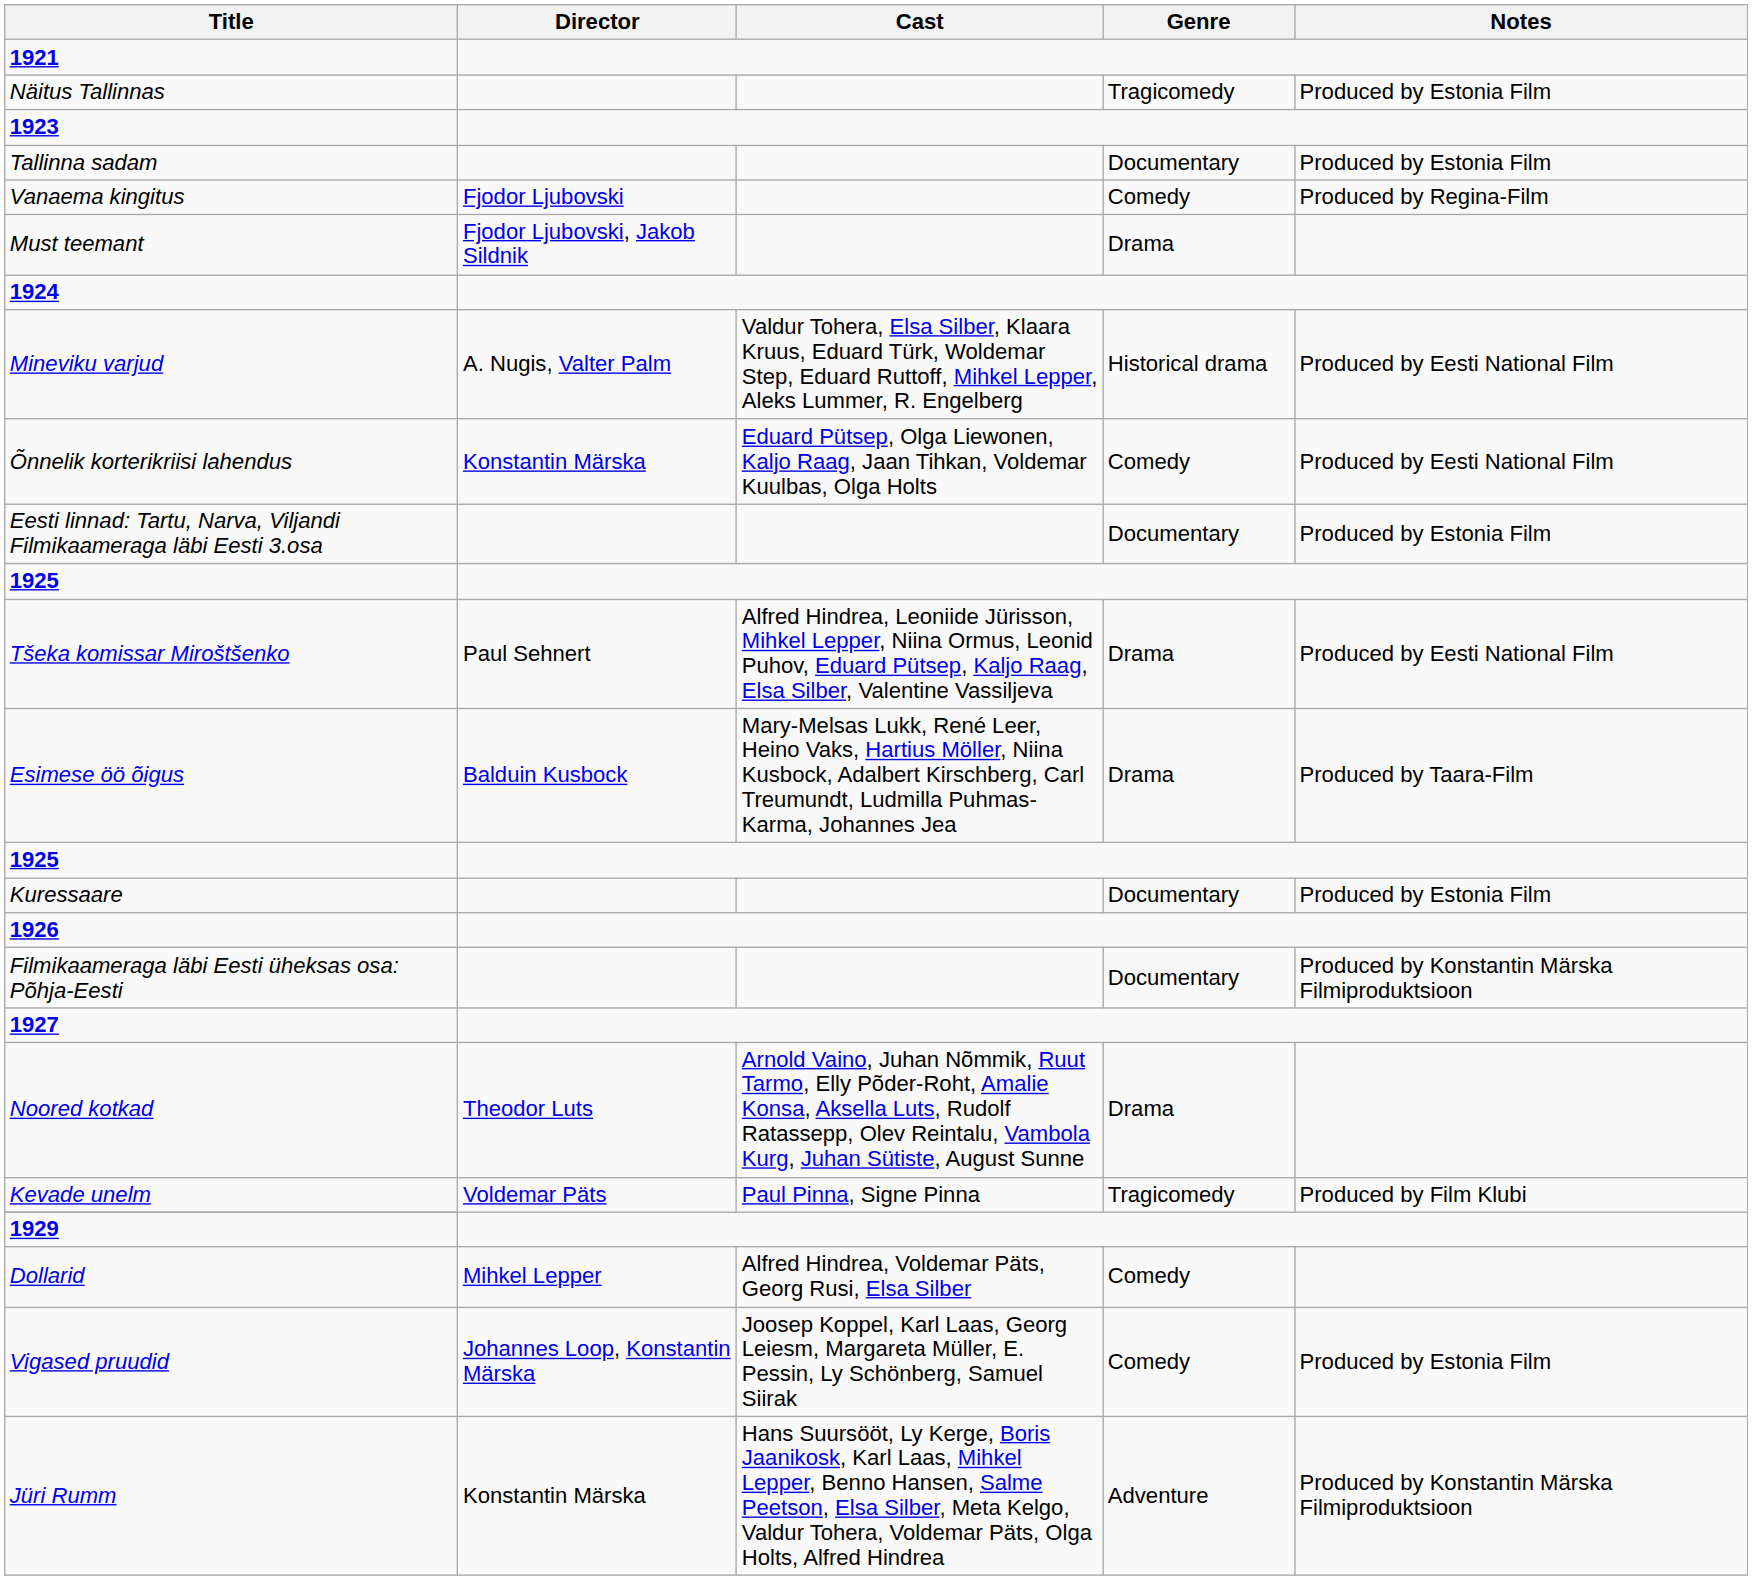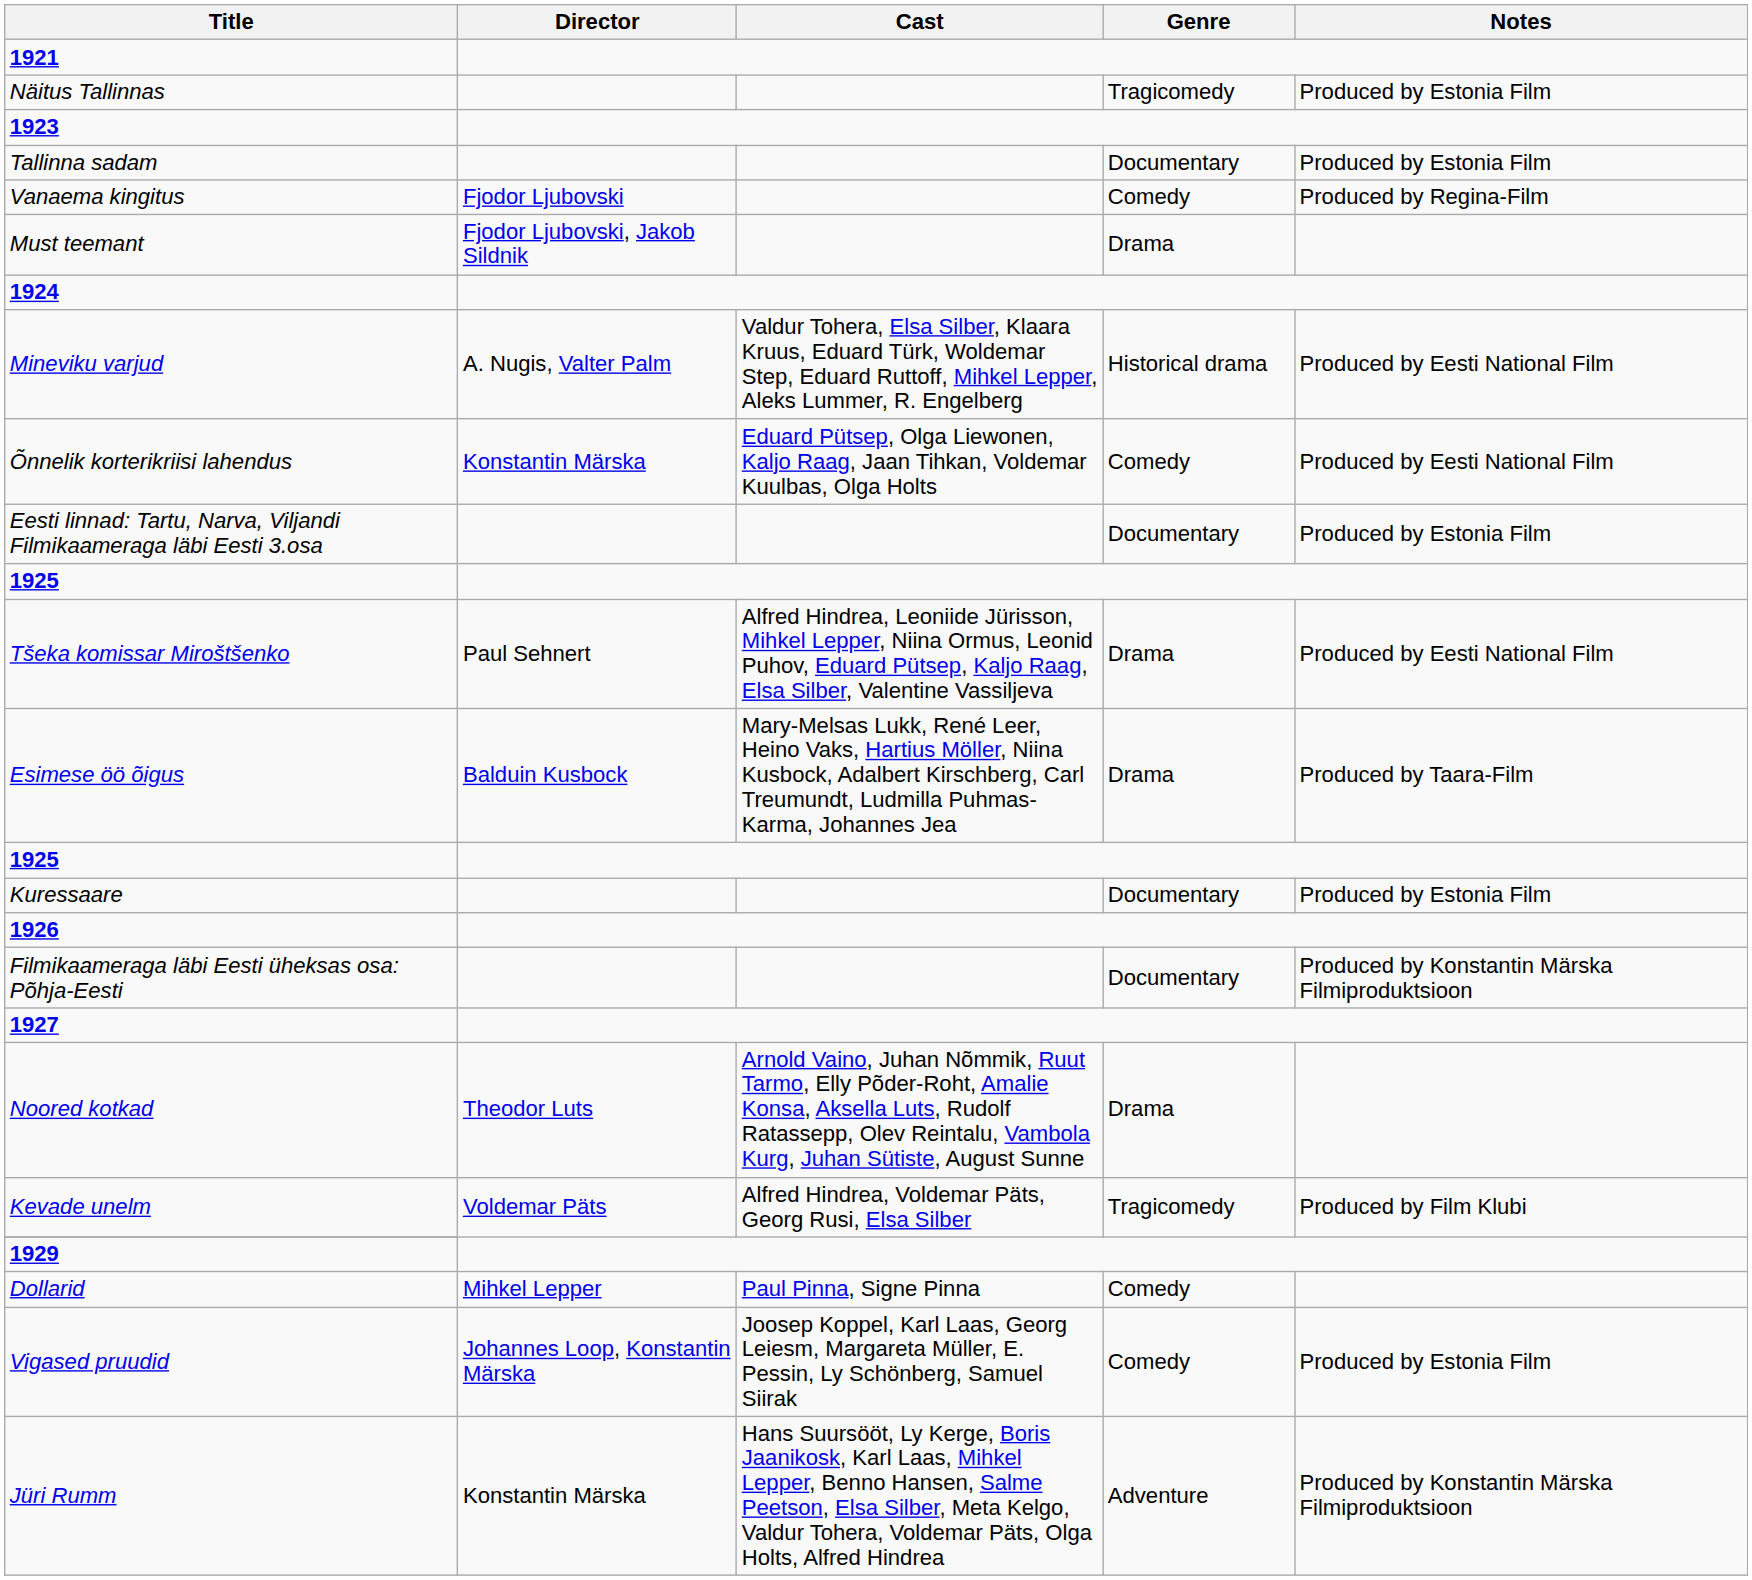(861, 1194) Paul Pinna, Signe Pinna -> (893, 1206) Alfred Hindrea, Voldemar Päts, Georg Rusi, Elsa Silber
(893, 1276) Alfred Hindrea, Voldemar Päts, Georg Rusi, Elsa Silber -> (861, 1289) Paul Pinna, Signe Pinna
